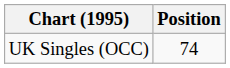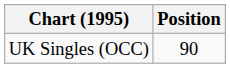(189, 48) 74 -> (189, 48) 90
